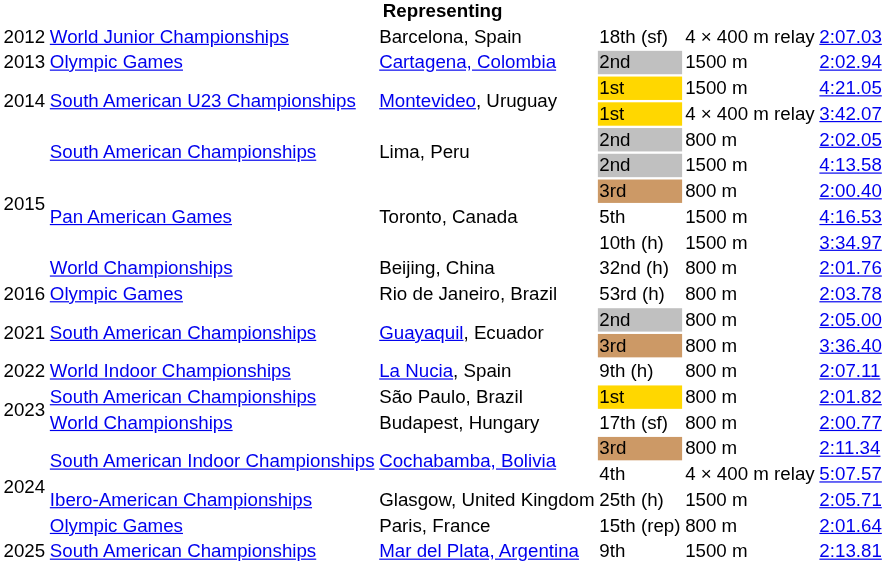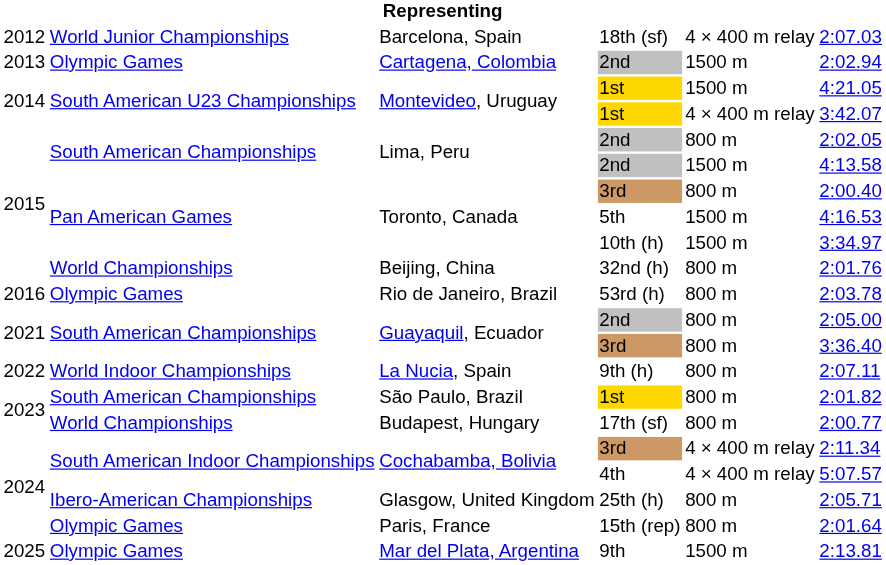(711, 448) 800 m -> (750, 448) 4 × 400 m relay
(716, 500) 1500 m -> (711, 500) 800 m
(183, 551) South American Championships -> (116, 551) Olympic Games
